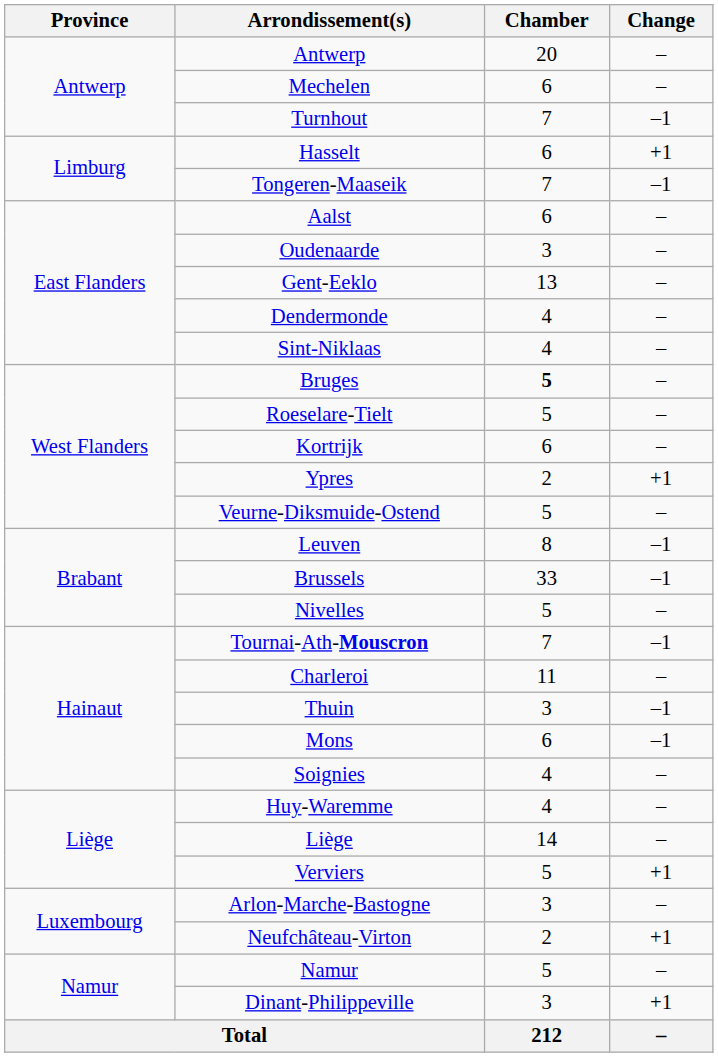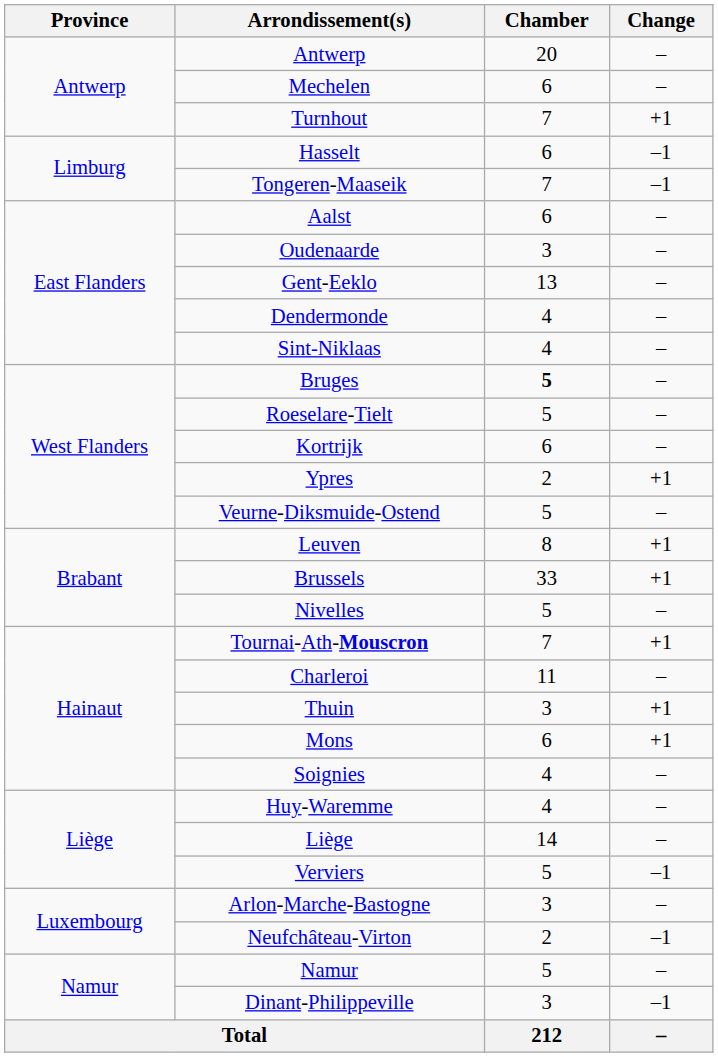(661, 119) –1 -> (661, 119) +1
(661, 151) +1 -> (661, 151) –1
(661, 544) –1 -> (661, 544) +1
(661, 577) –1 -> (661, 577) +1
(661, 642) –1 -> (661, 642) +1
(661, 708) –1 -> (661, 708) +1
(661, 741) –1 -> (661, 741) +1
(661, 871) +1 -> (661, 871) –1
(661, 937) +1 -> (661, 937) –1
(661, 1002) +1 -> (661, 1002) –1
